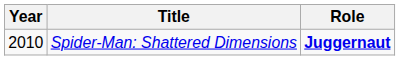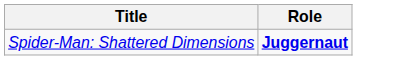- column: (26, 17)
